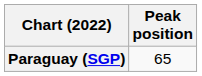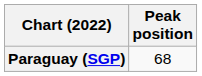(163, 58) 65 -> (163, 58) 68
